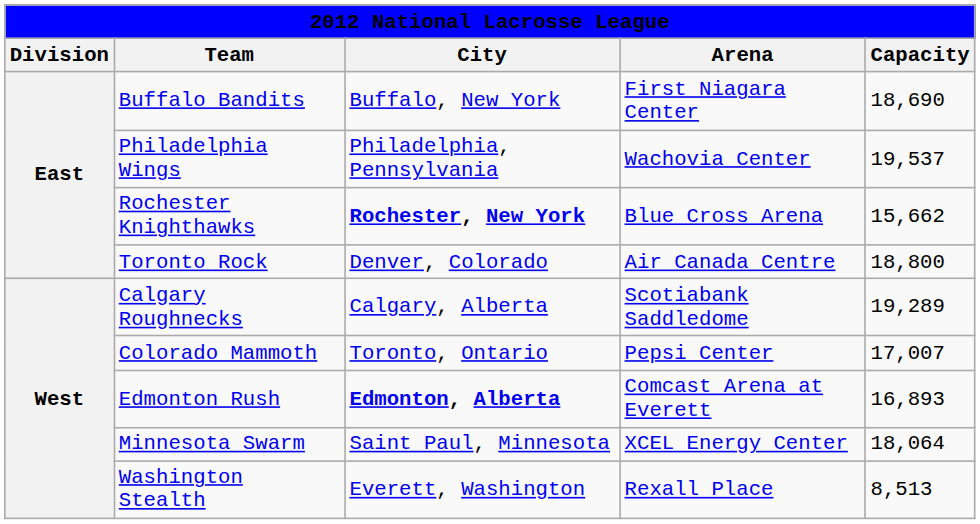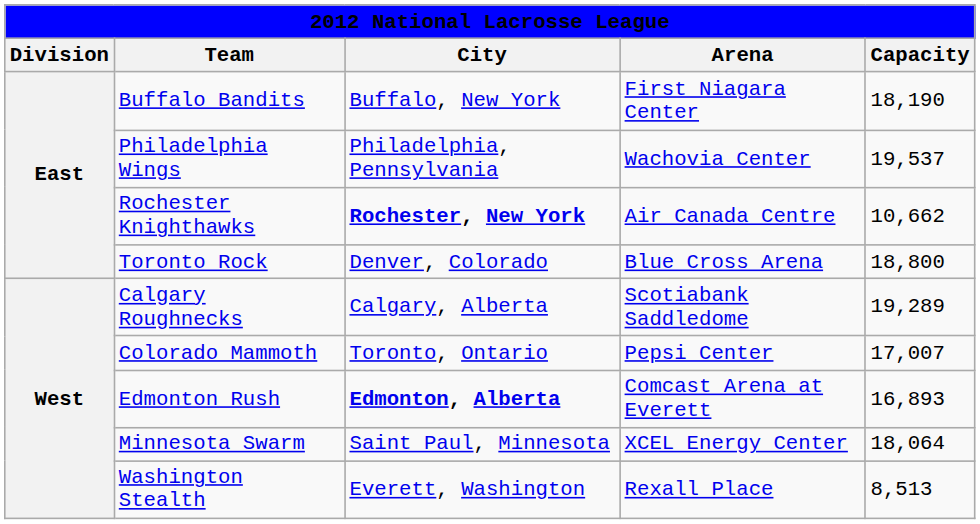(908, 101) 18,690 -> (908, 101) 18,190
(724, 216) Blue Cross Arena -> (730, 216) Air Canada Centre
(908, 216) 15,662 -> (908, 216) 10,662
(730, 262) Air Canada Centre -> (724, 262) Blue Cross Arena
